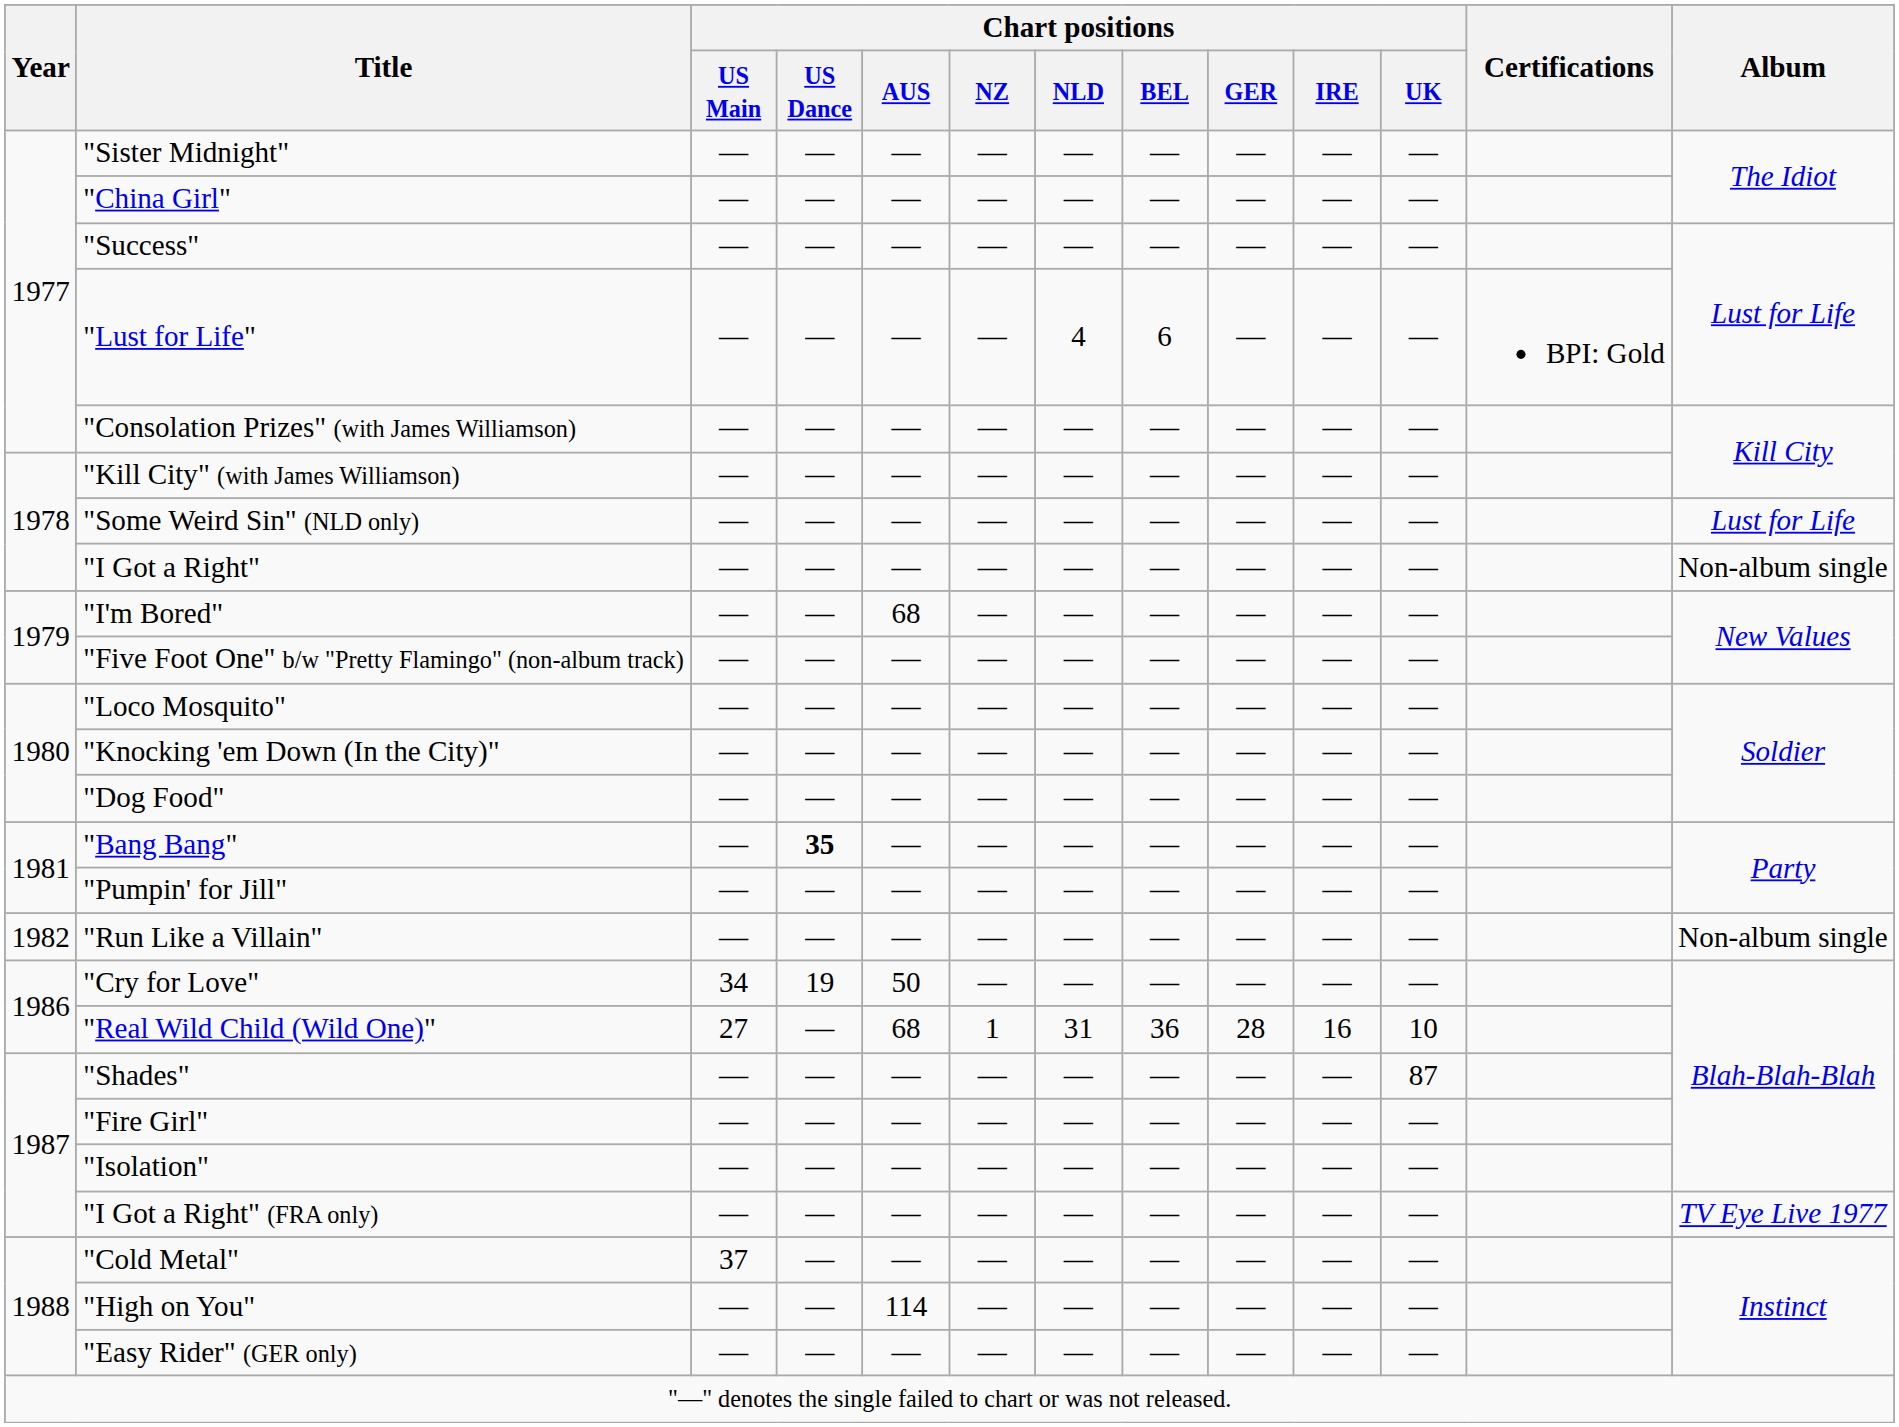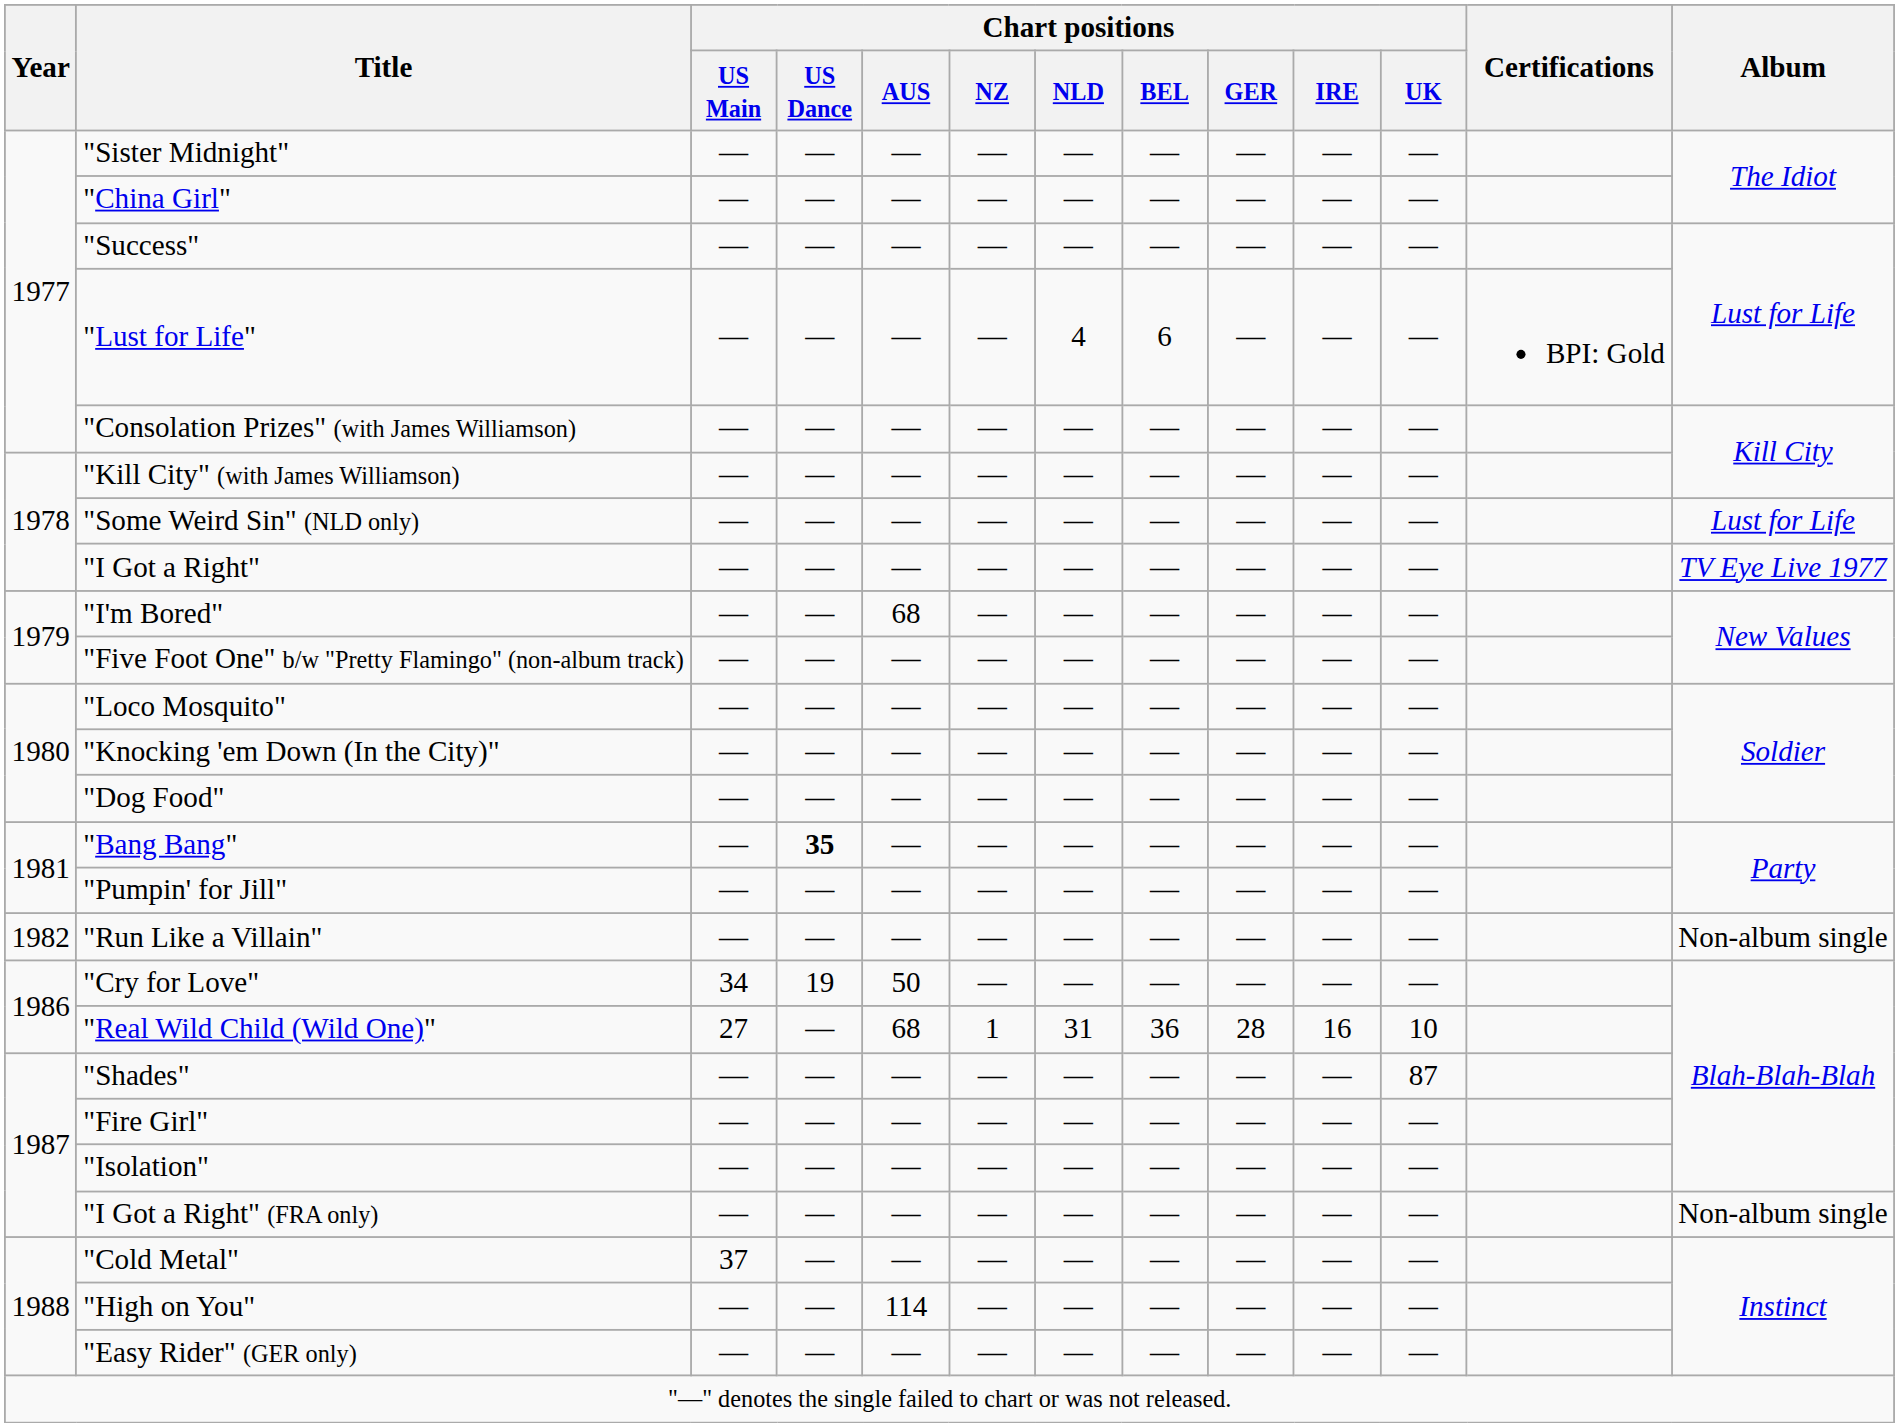(1783, 566) Non-album single -> (1783, 566) TV Eye Live 1977
(1783, 1213) TV Eye Live 1977 -> (1783, 1213) Non-album single
